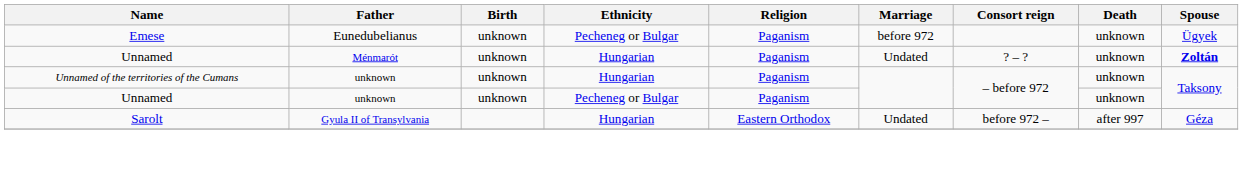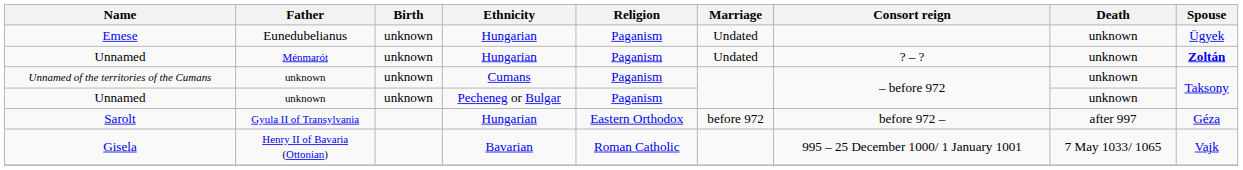(627, 35) Pecheneg or Bulgar -> (509, 35) Hungarian
(906, 35) before 972 -> (736, 35) Undated
(627, 77) Hungarian -> (509, 77) Cumans
(906, 118) Undated -> (736, 118) before 972
+ row: (120, 147)
